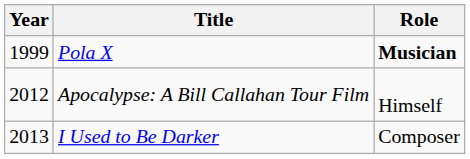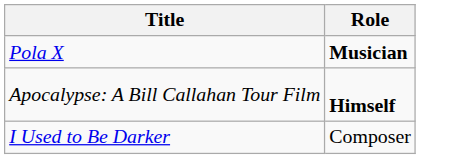- column: (29, 20)
(410, 105) normal -> (362, 105) bold
